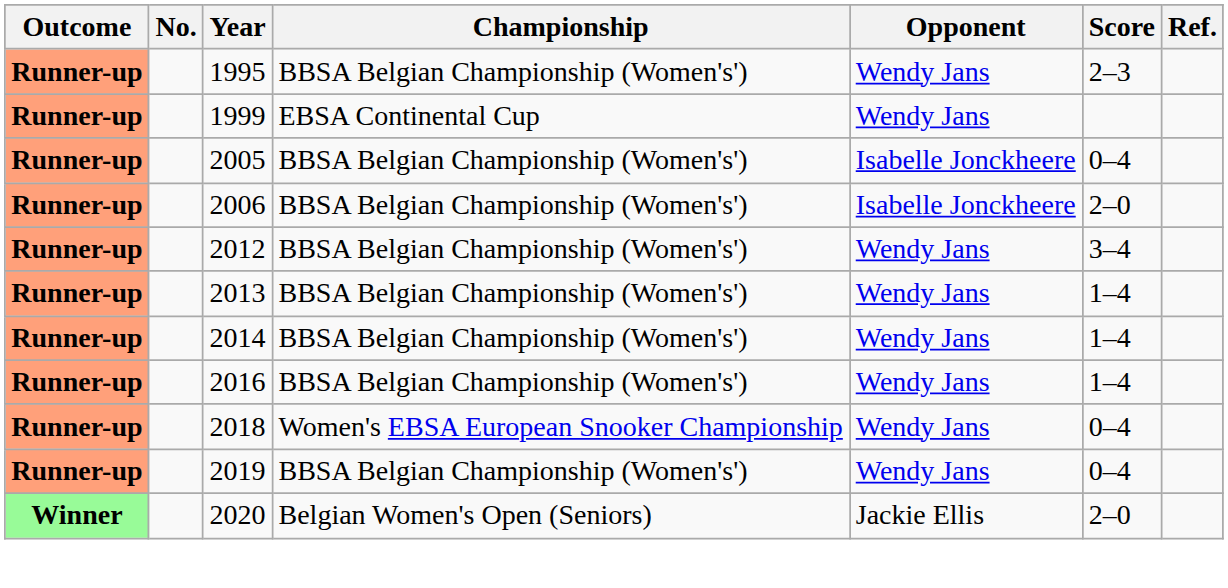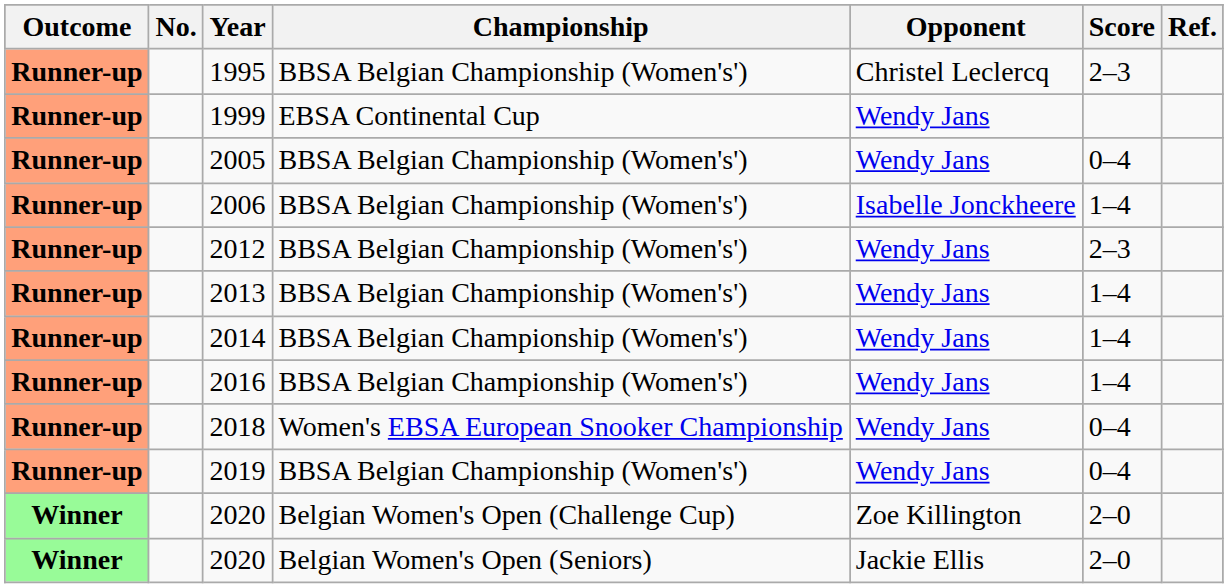(923, 71) Wendy Jans -> (953, 71) Christel Leclercq
(966, 159) Isabelle Jonckheere -> (923, 159) Wendy Jans
(1110, 204) 2–0 -> (1110, 204) 1–4
(1110, 248) 3–4 -> (1110, 248) 2–3
+ row: (238, 515)
